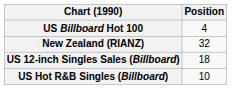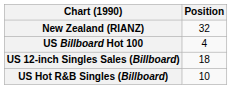rows swapped: (93, 44) <-> (93, 28)
